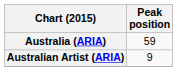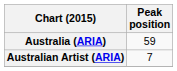(150, 58) 9 -> (150, 58) 7
